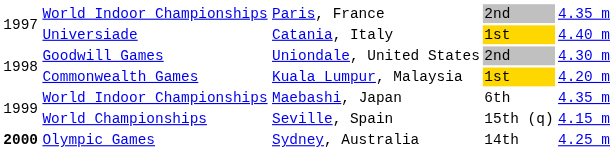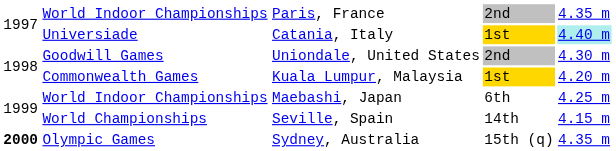(584, 35) no background -> (584, 35) paleturquoise background
(584, 98) 4.35 m -> (584, 98) 4.25 m
(519, 119) 15th (q) -> (502, 119) 14th
(502, 140) 14th -> (519, 140) 15th (q)
(584, 140) 4.25 m -> (584, 140) 4.35 m
